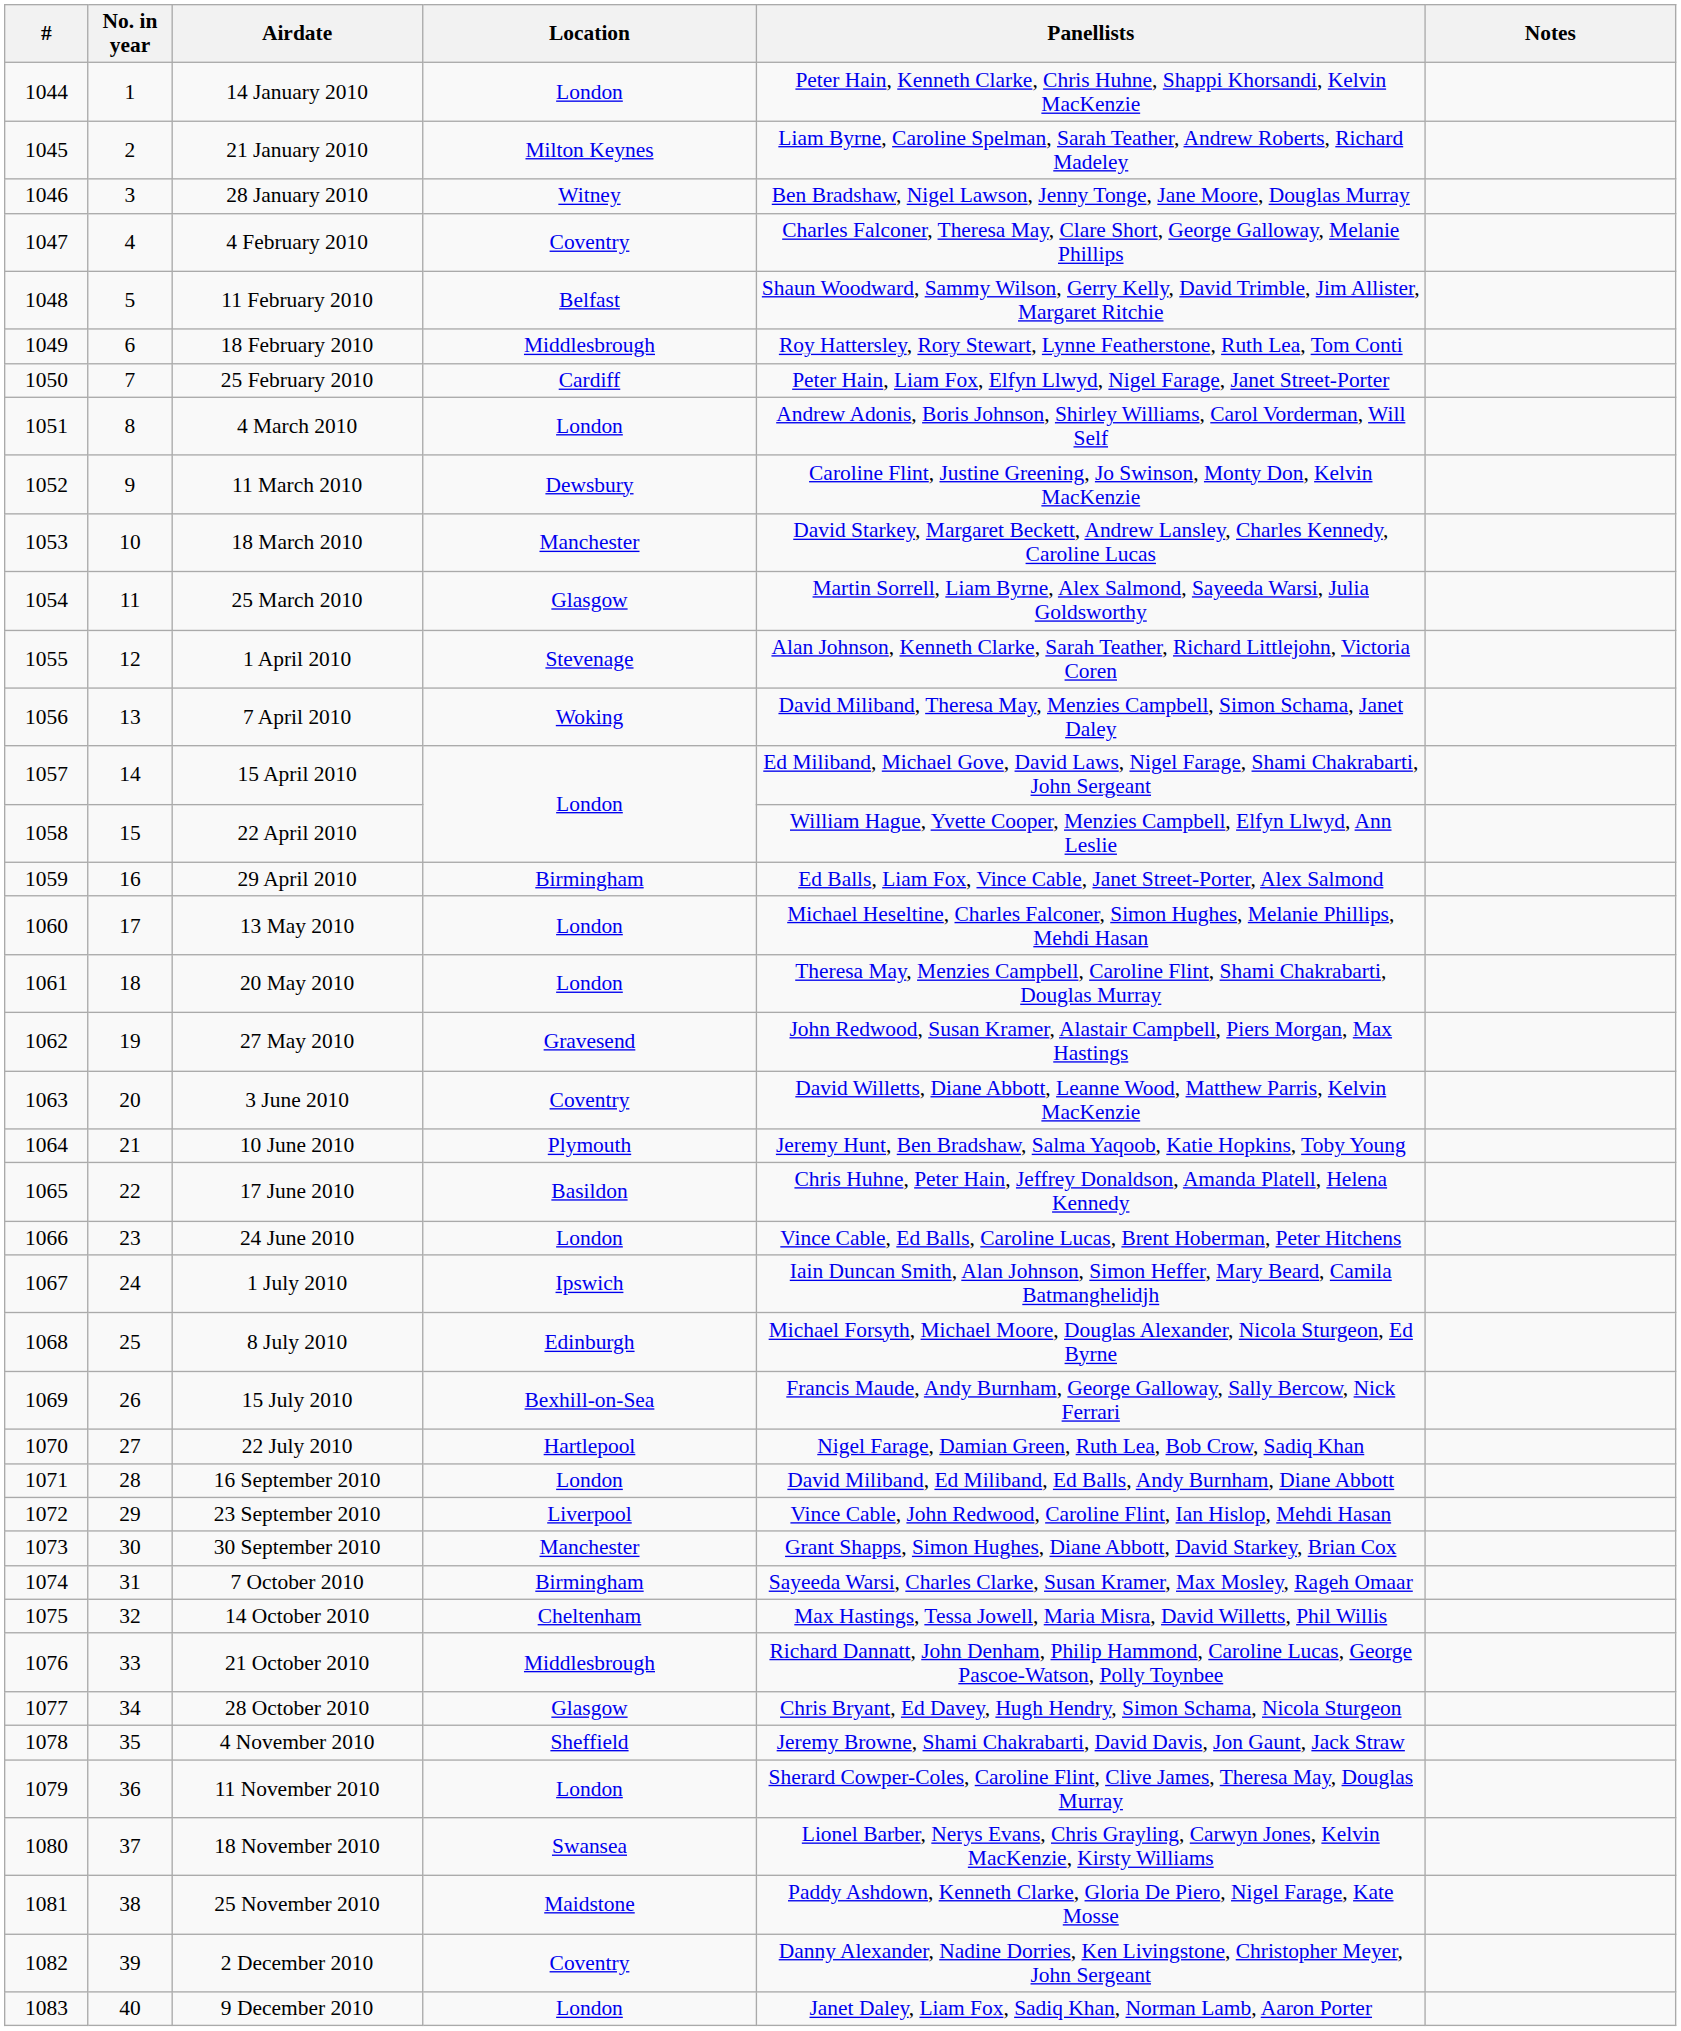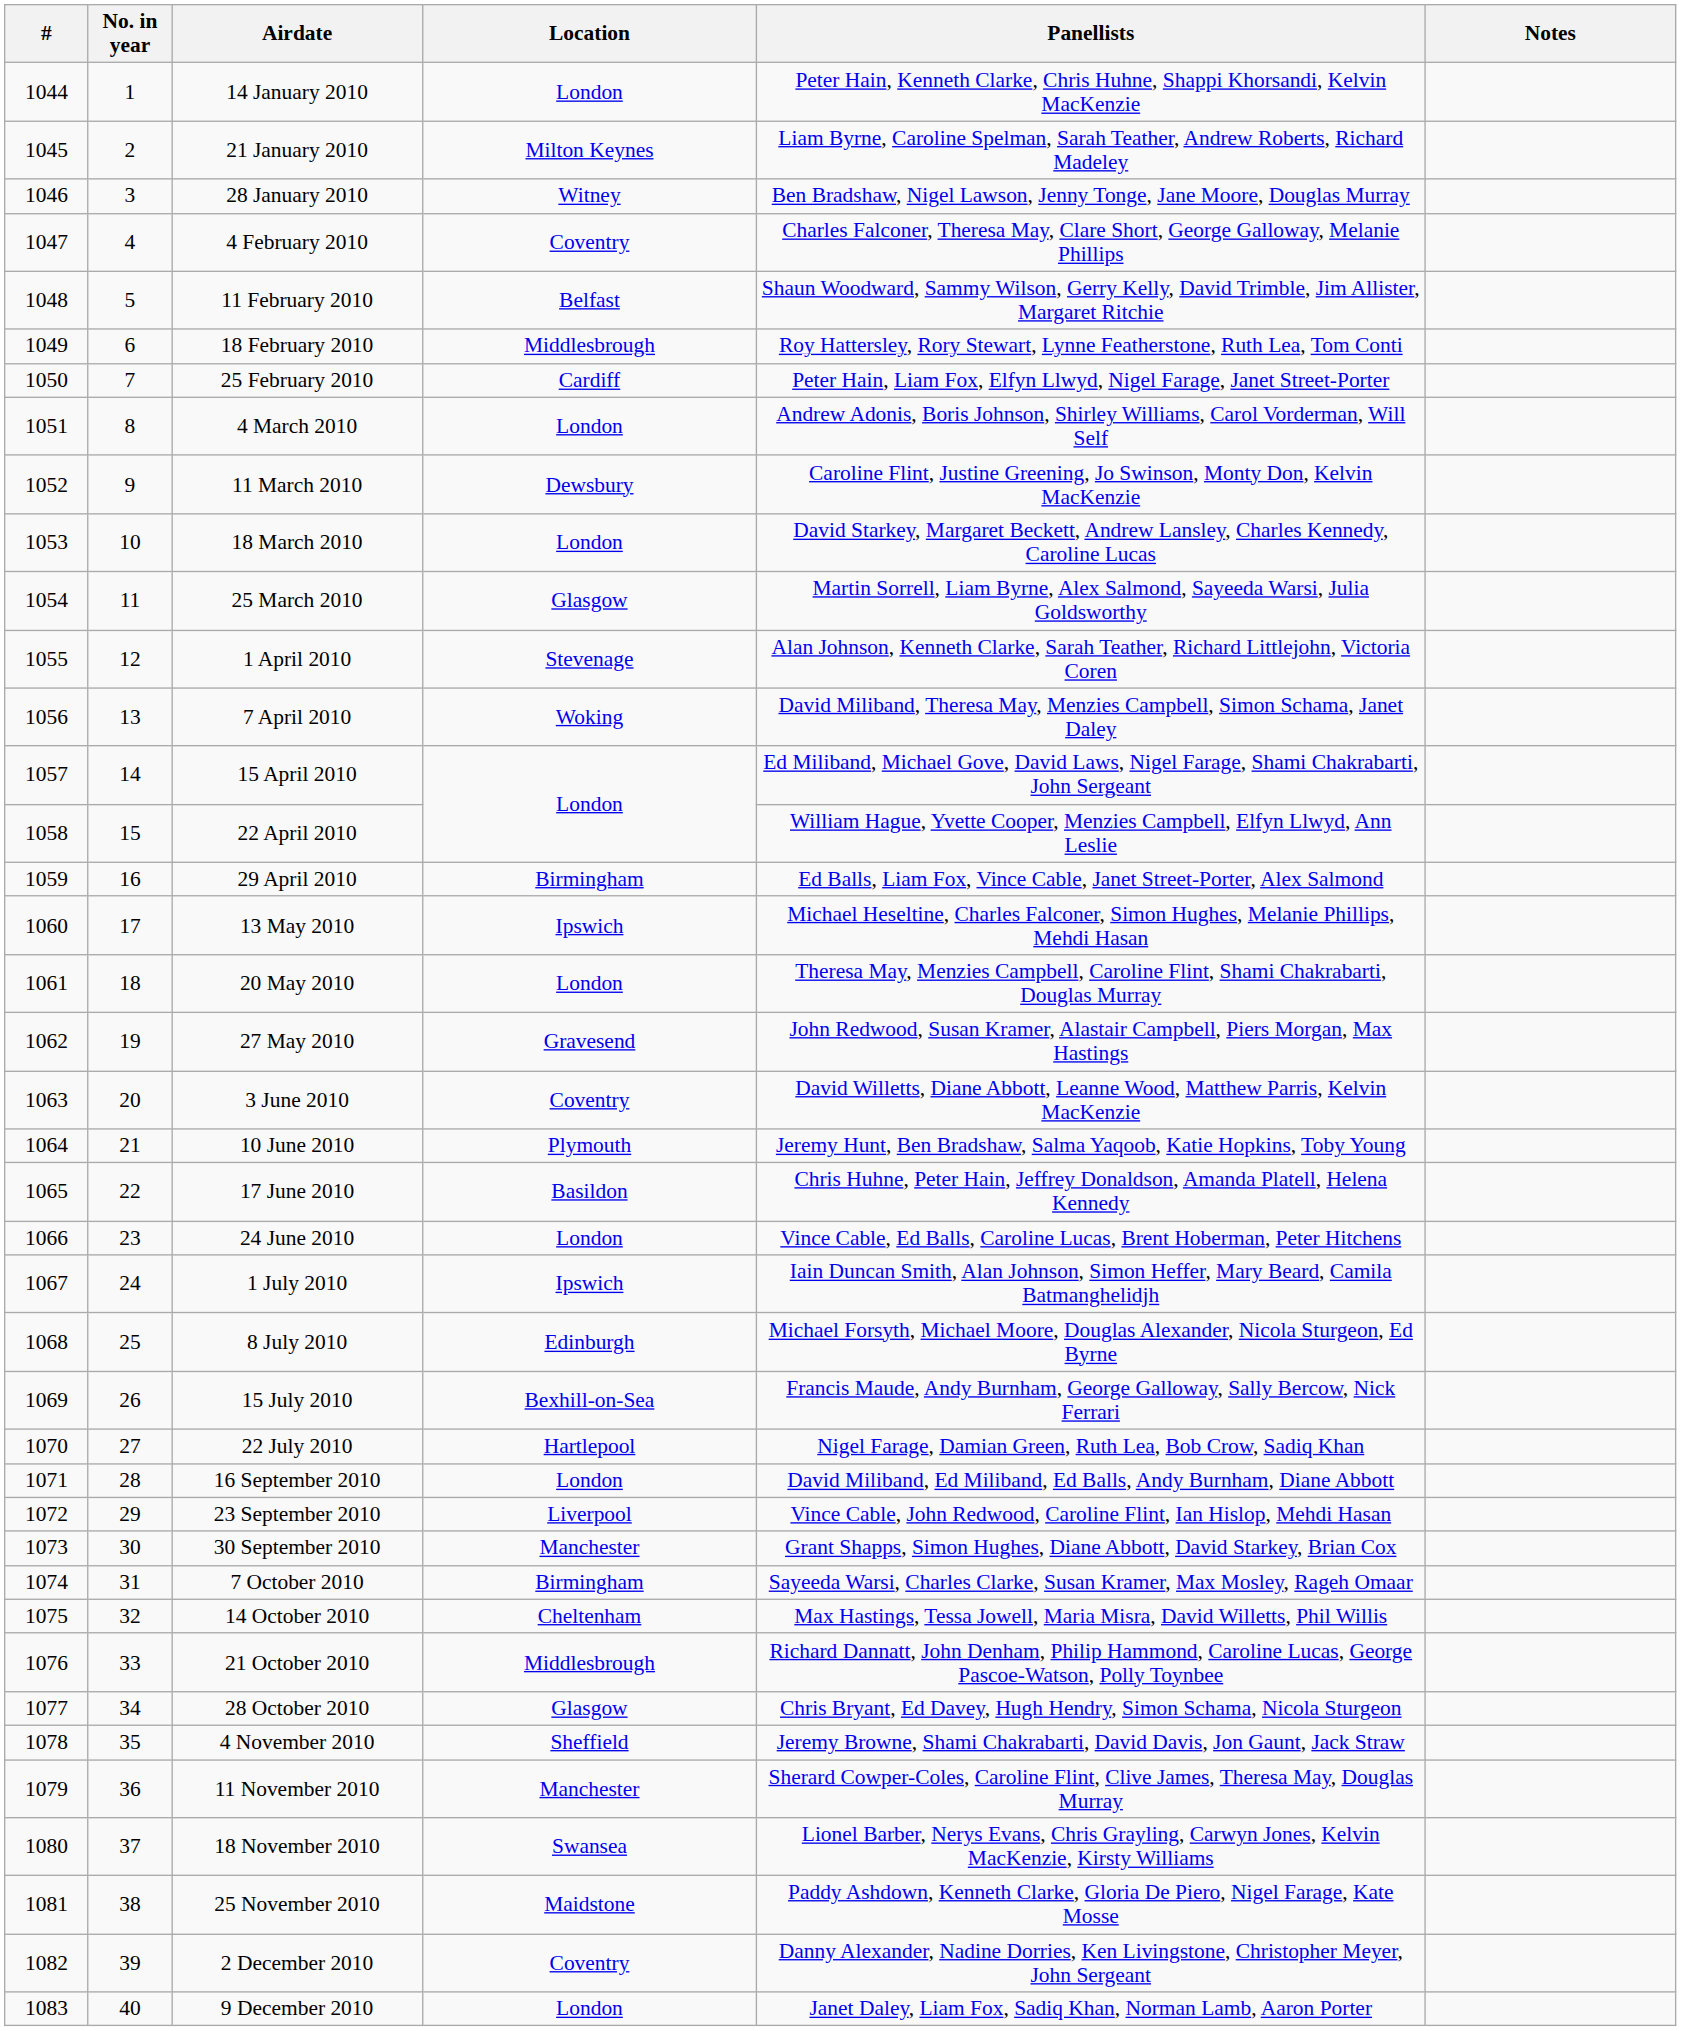(589, 542) Manchester -> (589, 542) London
(589, 925) London -> (589, 925) Ipswich
(589, 1788) London -> (589, 1788) Manchester
